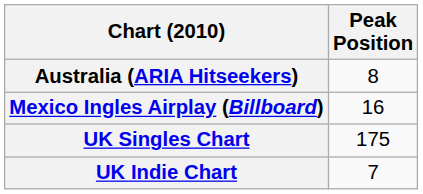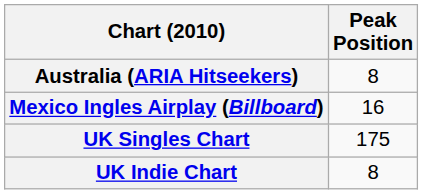(373, 172) 7 -> (373, 172) 8
